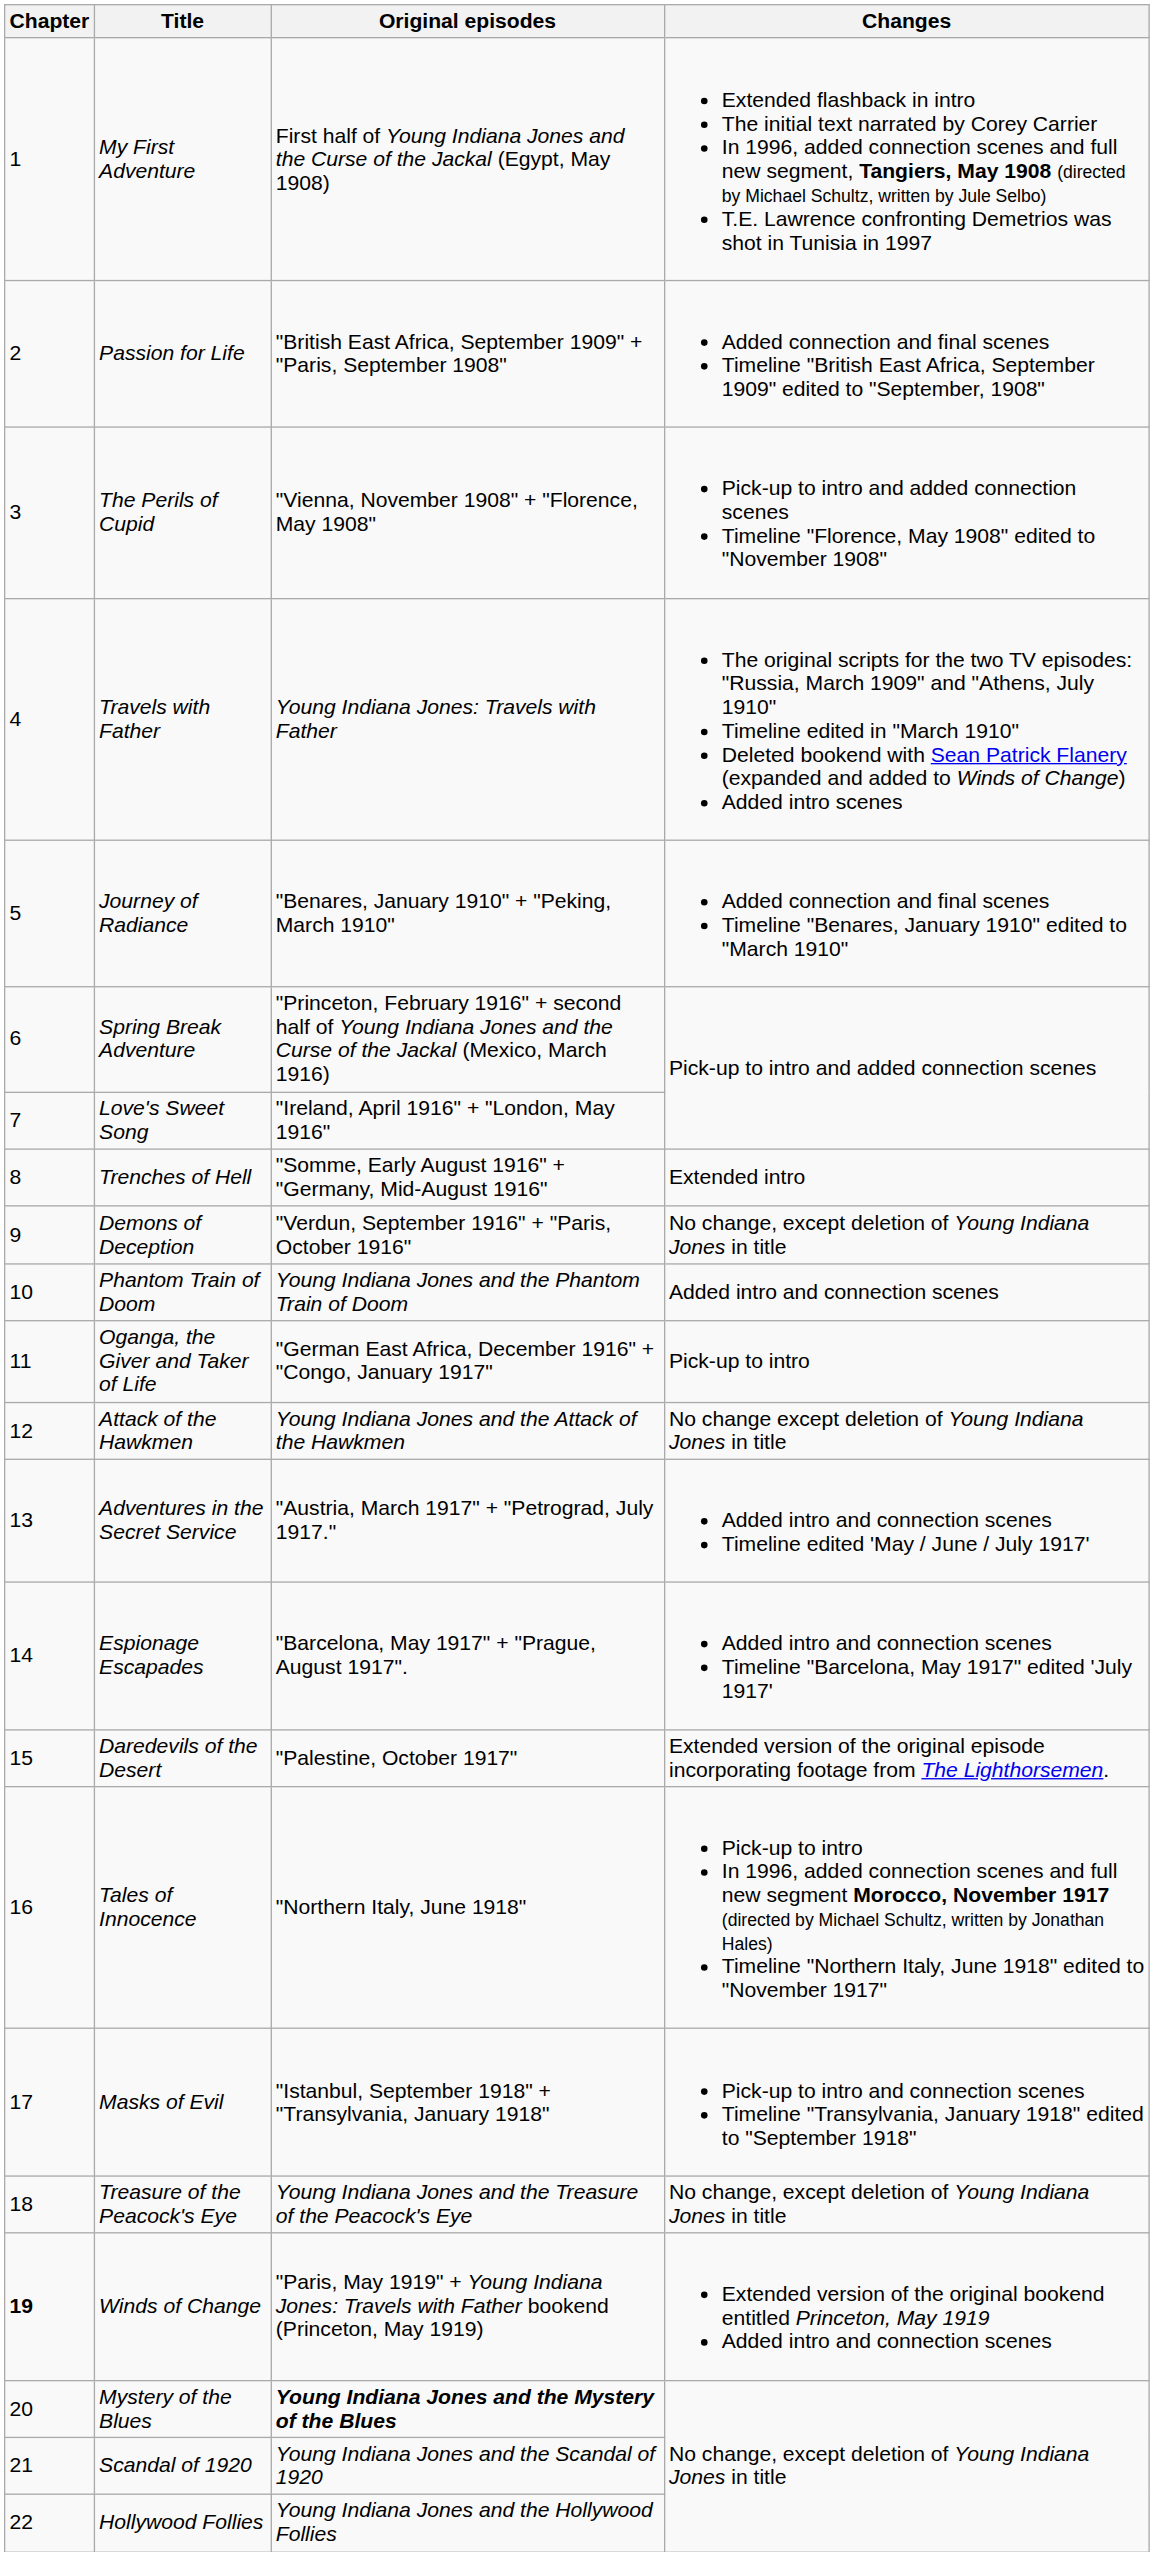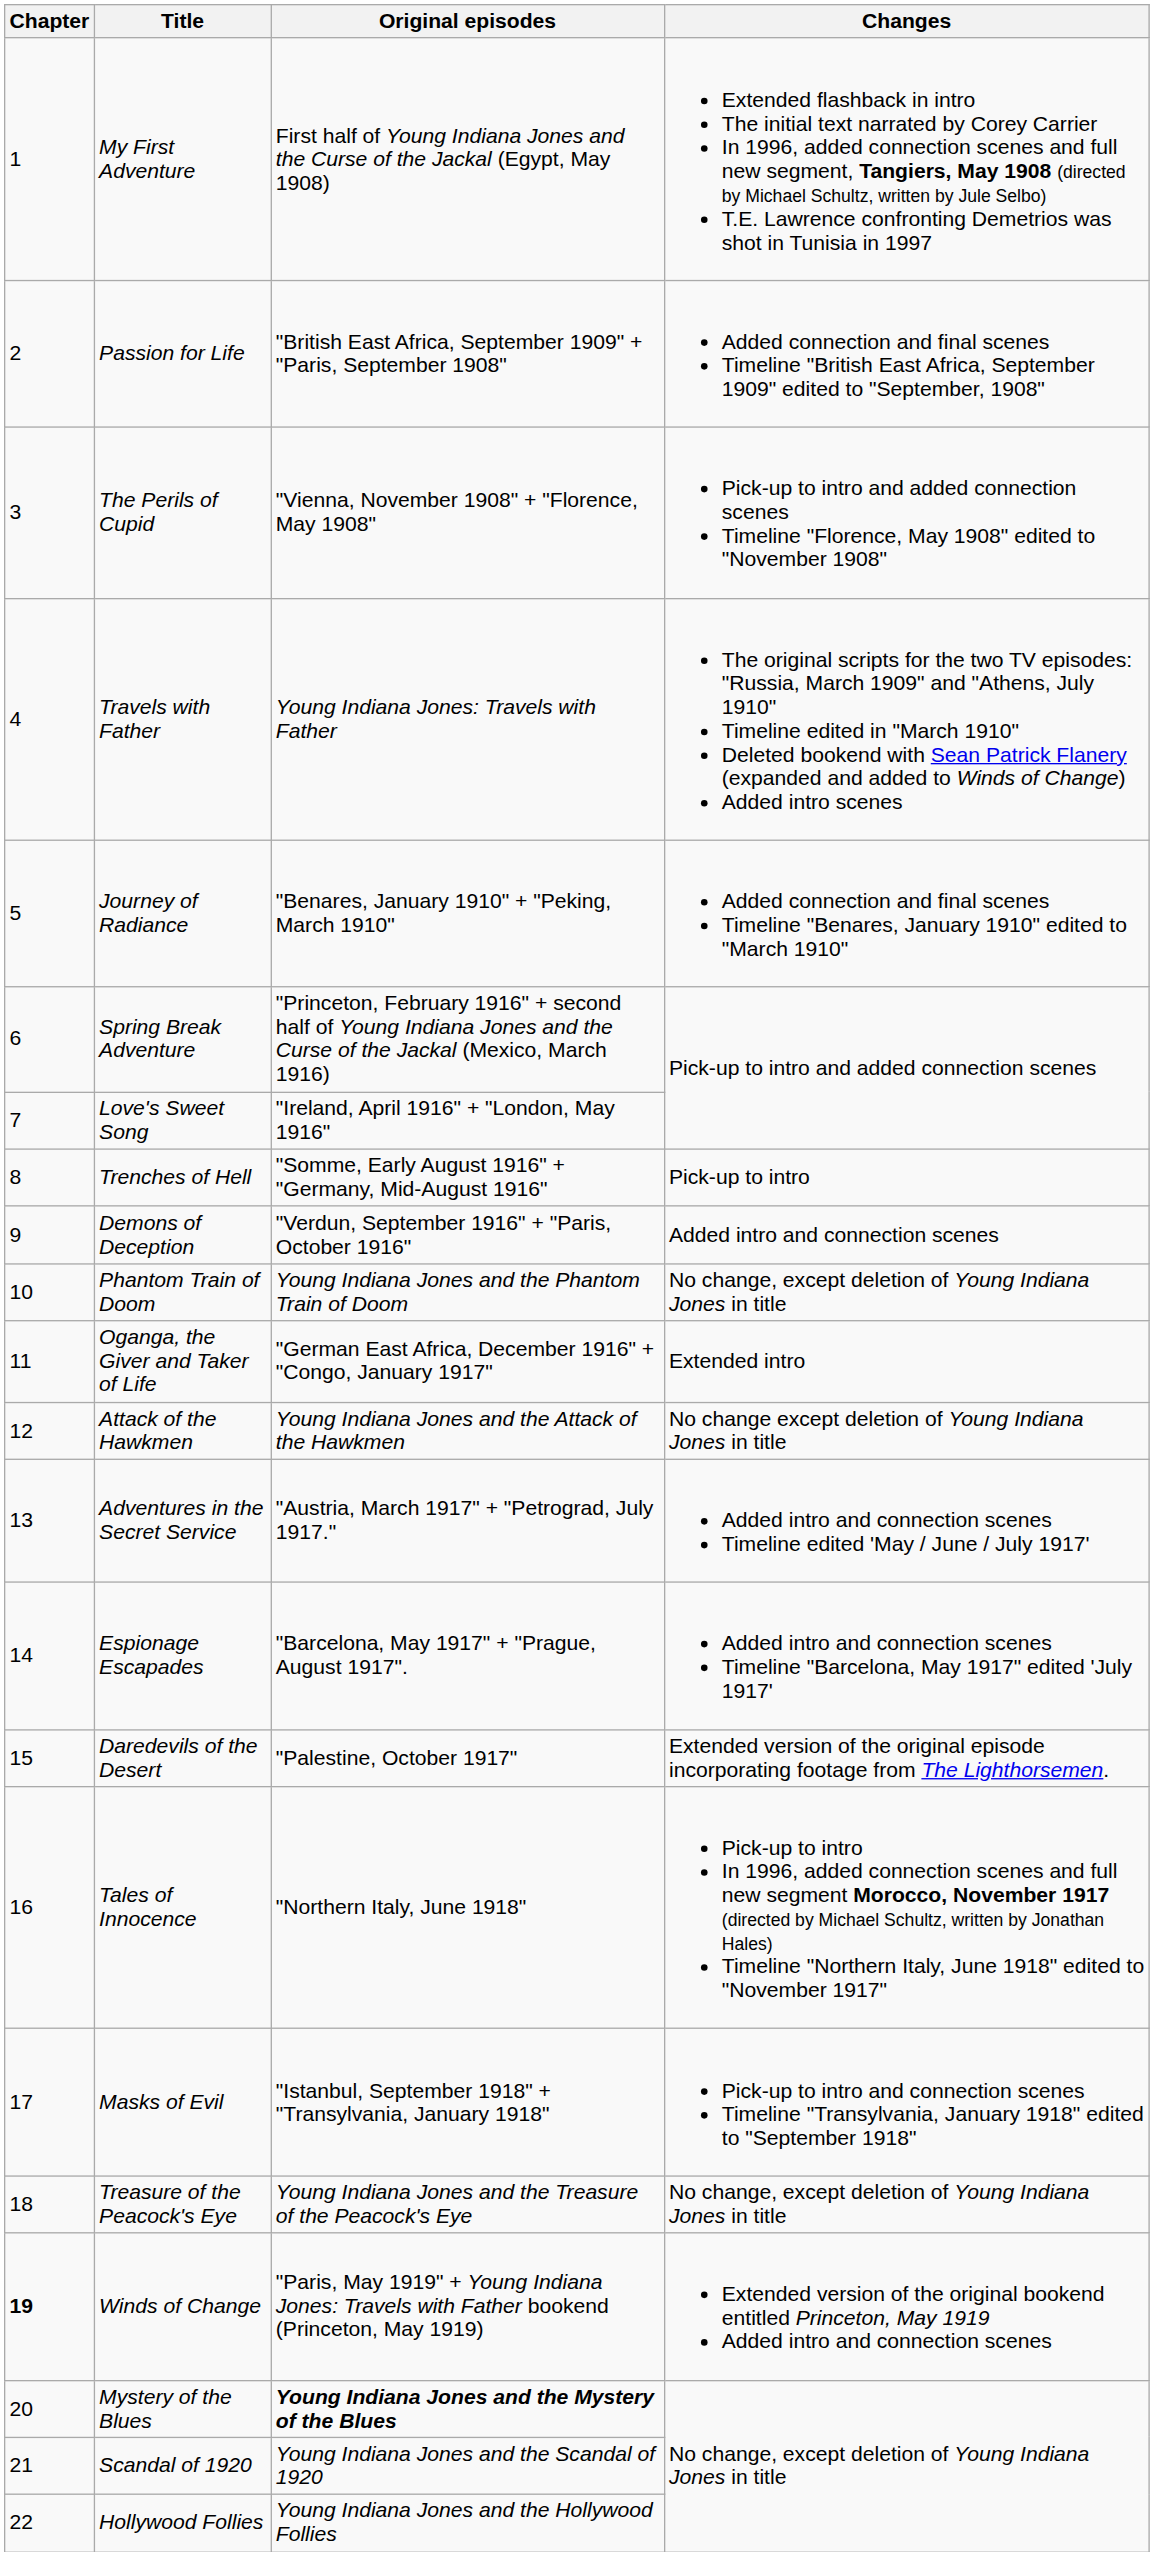(737, 1177) Extended intro -> (739, 1177) Рick-up to intro
(879, 1234) No change, except deletion of Young Indiana Jones in title -> (834, 1234) Added intro and connection scenes
(834, 1292) Added intro and connection scenes -> (879, 1292) No change, except deletion of Young Indiana Jones in title
(739, 1361) Рick-up to intro -> (737, 1361) Extended intro
